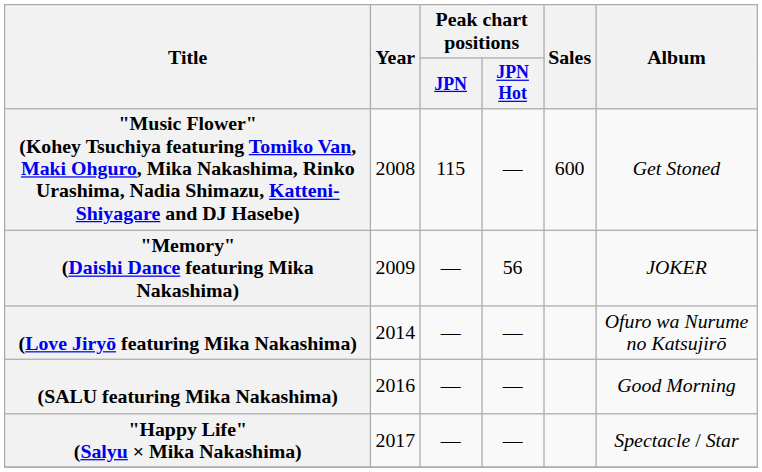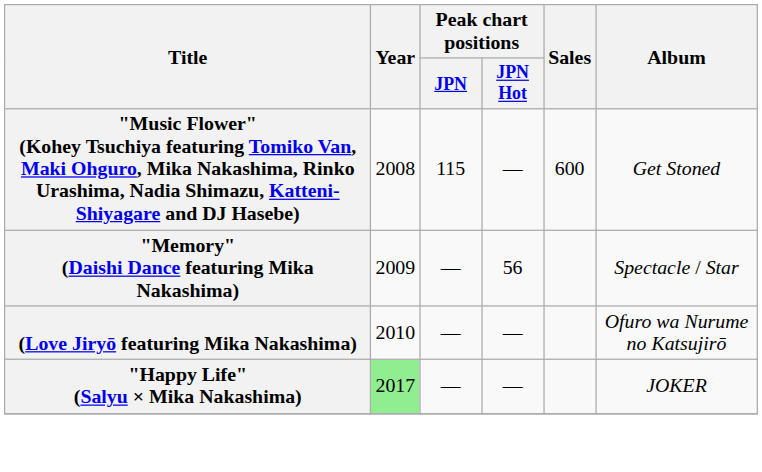(676, 267) JOKER -> (676, 267) Spectacle / Star
(395, 332) 2014 -> (395, 332) 2010
- row: (188, 397)
(395, 440) no background -> (395, 386) lightgreen background
(676, 440) Spectacle / Star -> (676, 386) JOKER
